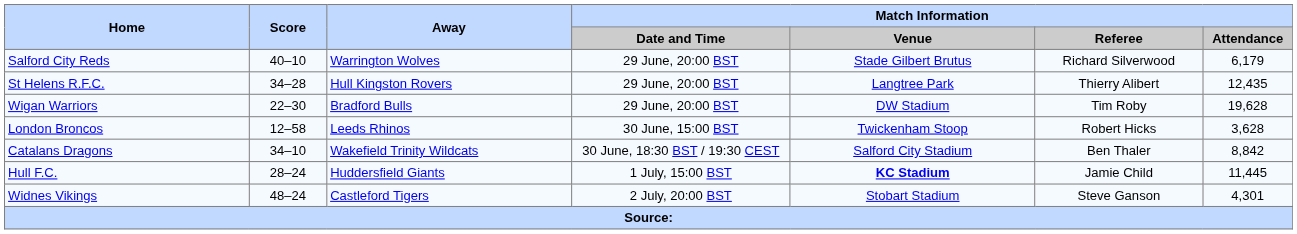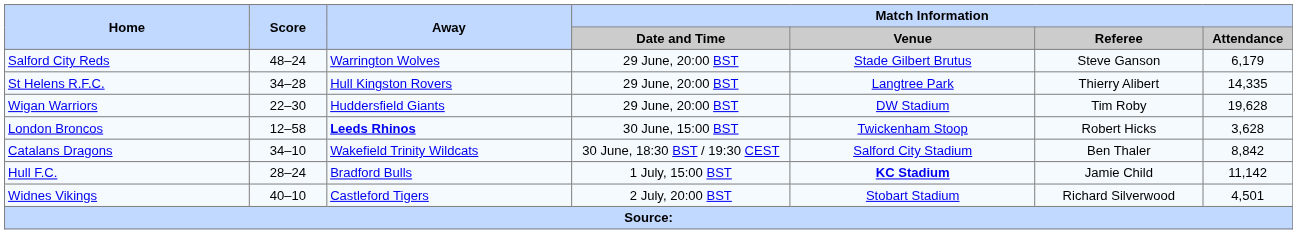(288, 61) 40–10 -> (288, 61) 48–24
(1119, 61) Richard Silverwood -> (1119, 61) Steve Ganson
(1248, 83) 12,435 -> (1248, 83) 14,335
(371, 105) Bradford Bulls -> (387, 105) Huddersfield Giants
(370, 128) normal -> (373, 128) bold
(387, 173) Huddersfield Giants -> (371, 173) Bradford Bulls
(1248, 173) 11,445 -> (1248, 173) 11,142
(288, 195) 48–24 -> (288, 195) 40–10
(1119, 195) Steve Ganson -> (1119, 195) Richard Silverwood
(1248, 195) 4,301 -> (1248, 195) 4,501
